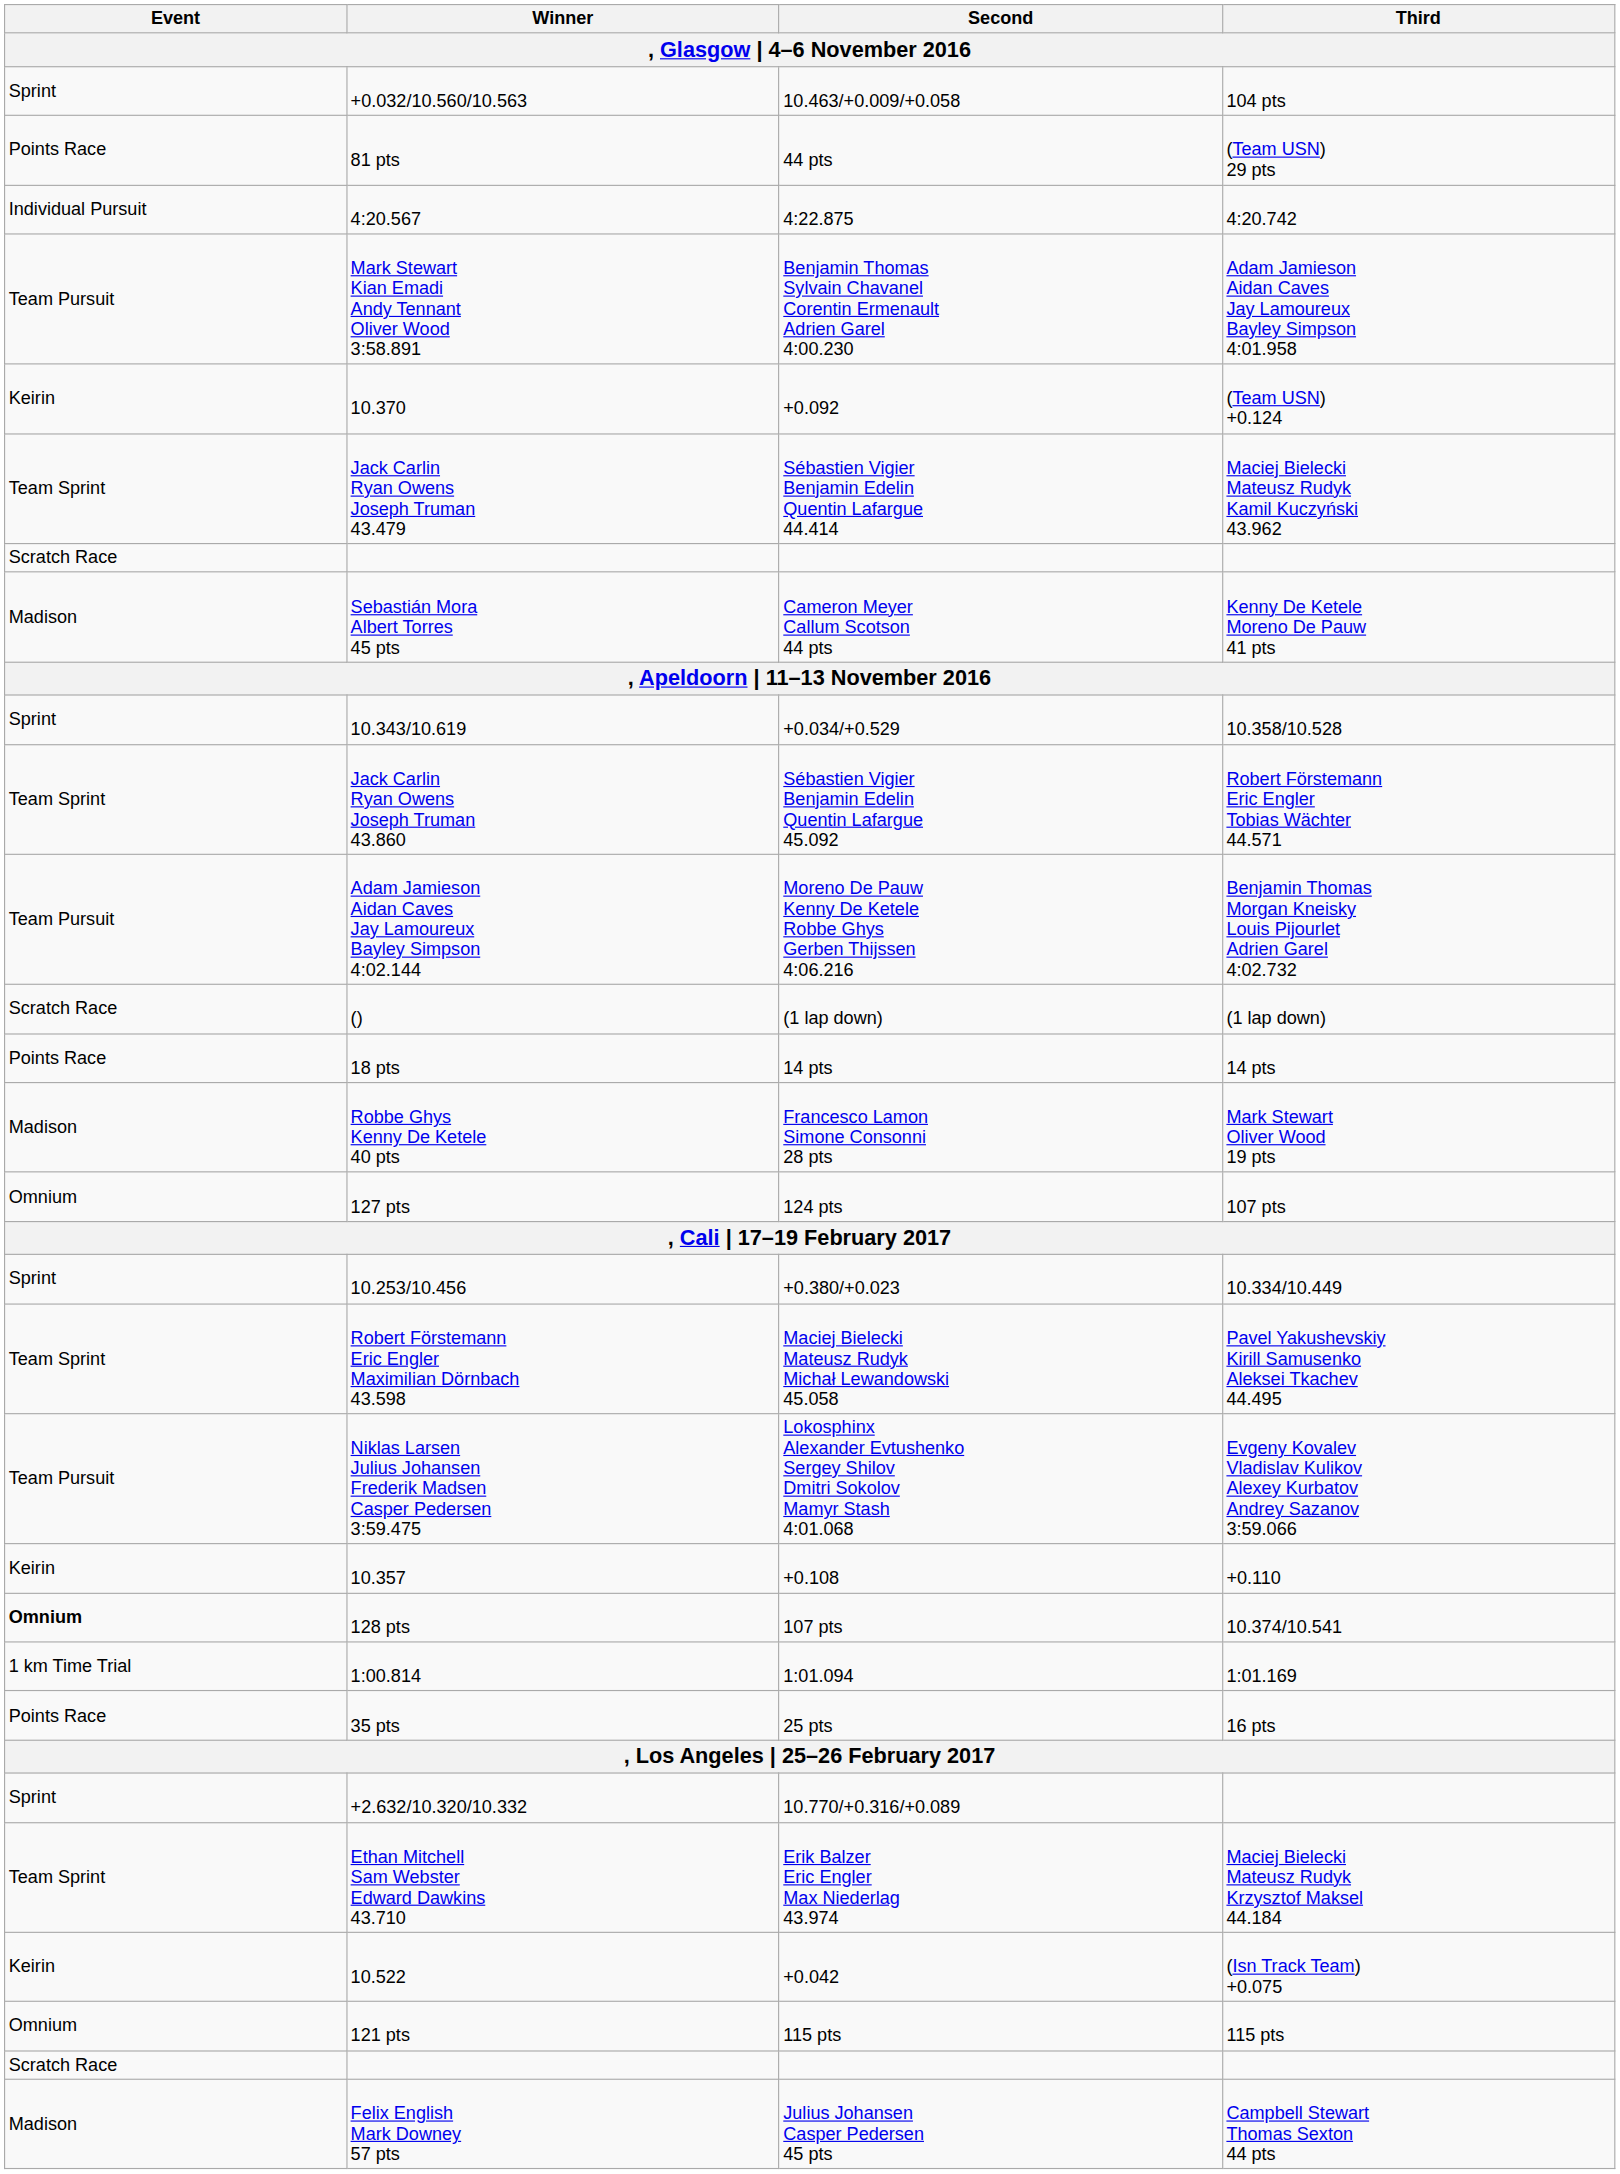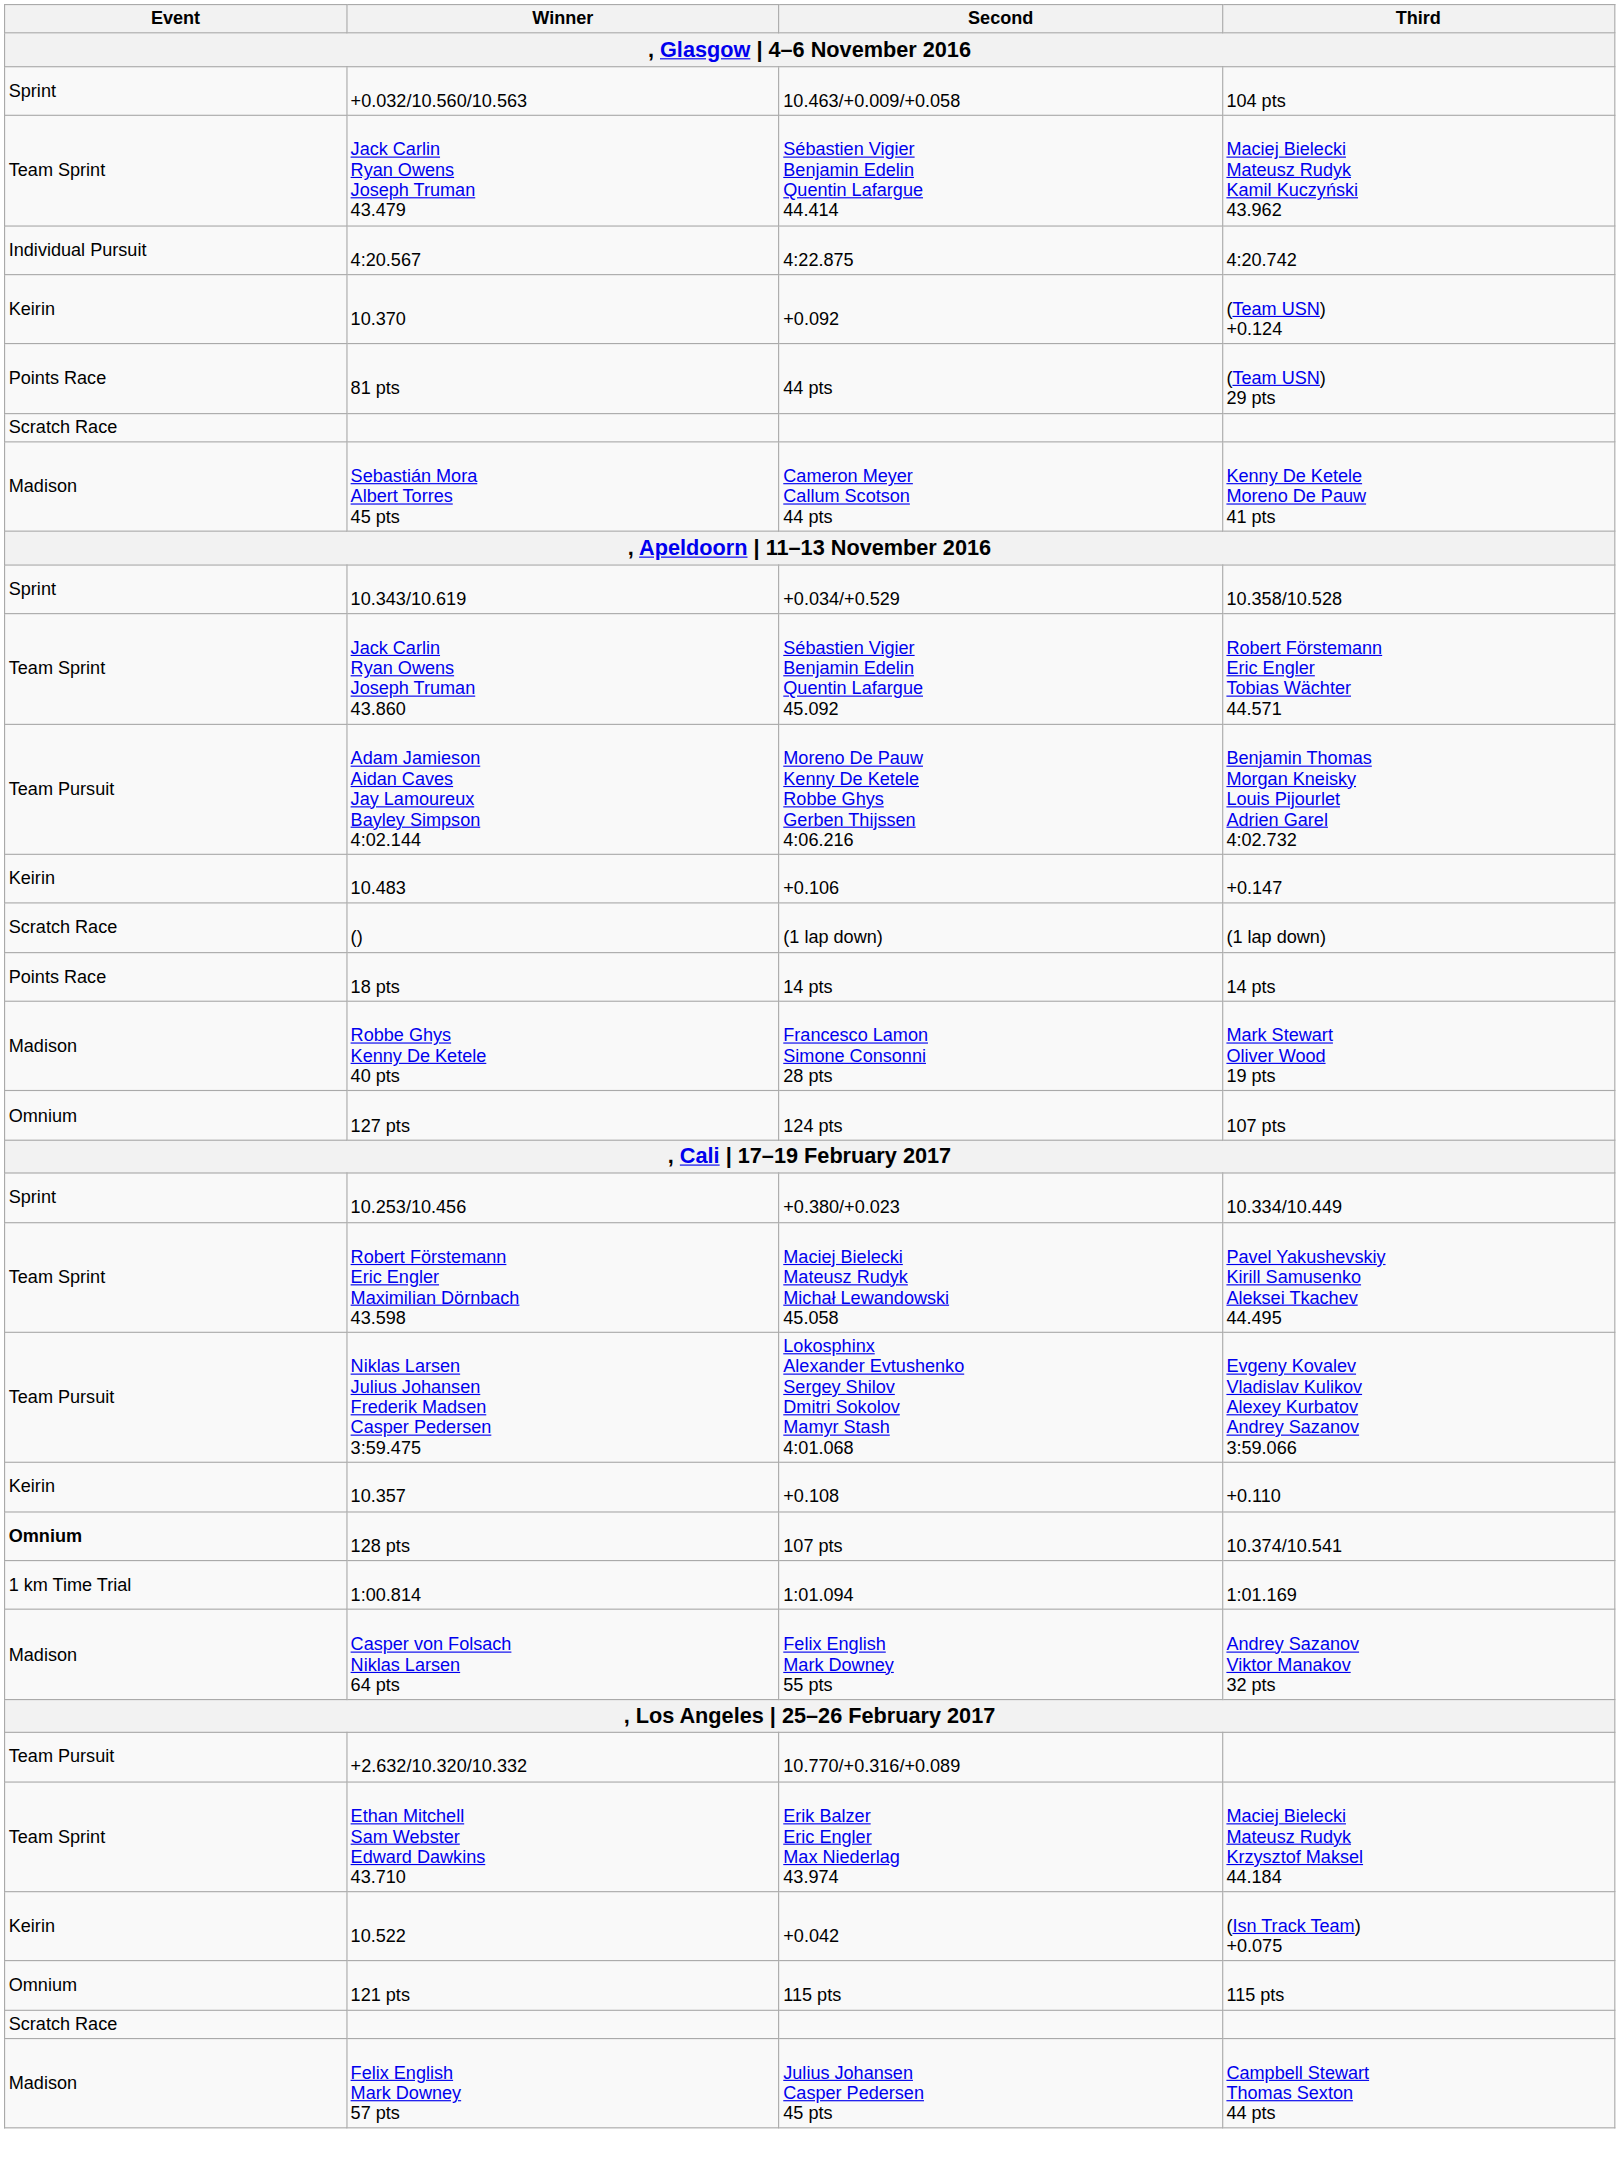rows swapped: (413, 498) <-> (375, 160)
- row: (406, 309)
+ row: (378, 888)
- row: (375, 1725)
+ row: (431, 1664)
(32, 1797) Sprint -> (61, 1756) Team Pursuit
